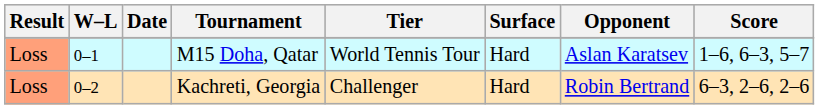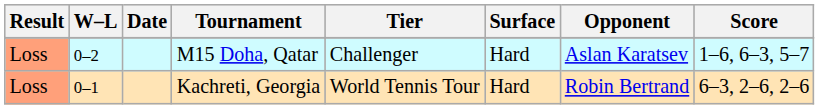(86, 54) 0–1 -> (86, 54) 0–2
(405, 53) World Tennis Tour -> (374, 53) Challenger
(86, 87) 0–2 -> (86, 87) 0–1
(374, 87) Challenger -> (405, 87) World Tennis Tour
